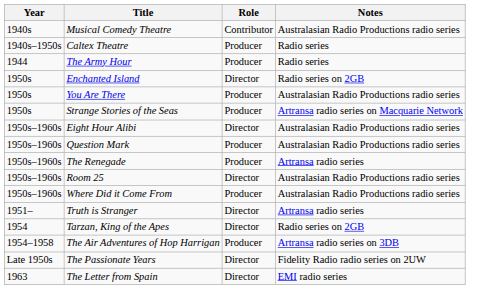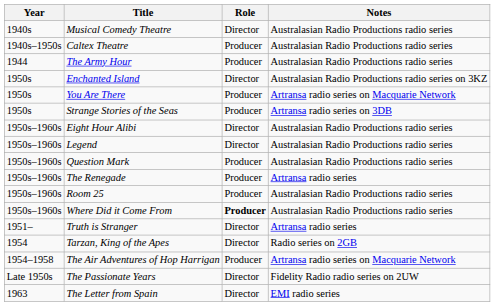(249, 29) Contributor -> (242, 29) Director
(303, 45) Radio series -> (362, 45) Australasian Radio Productions radio series
(303, 62) Radio series -> (362, 62) Australasian Radio Productions radio series
(321, 78) Radio series on 2GB -> (379, 78) Australasian Radio Productions radio series on 3KZ
(369, 95) Australasian Radio Productions radio series -> (363, 95) Artransa radio series on Macquarie Network
(370, 111) Artransa radio series on Macquarie Network -> (331, 111) Artransa radio series on 3DB
+ row: (82, 144)
(242, 177) Director -> (243, 194) Producer
(243, 194) normal -> (245, 210) bold
(338, 243) Artransa radio series on 3DB -> (363, 260) Artransa radio series on Macquarie Network
